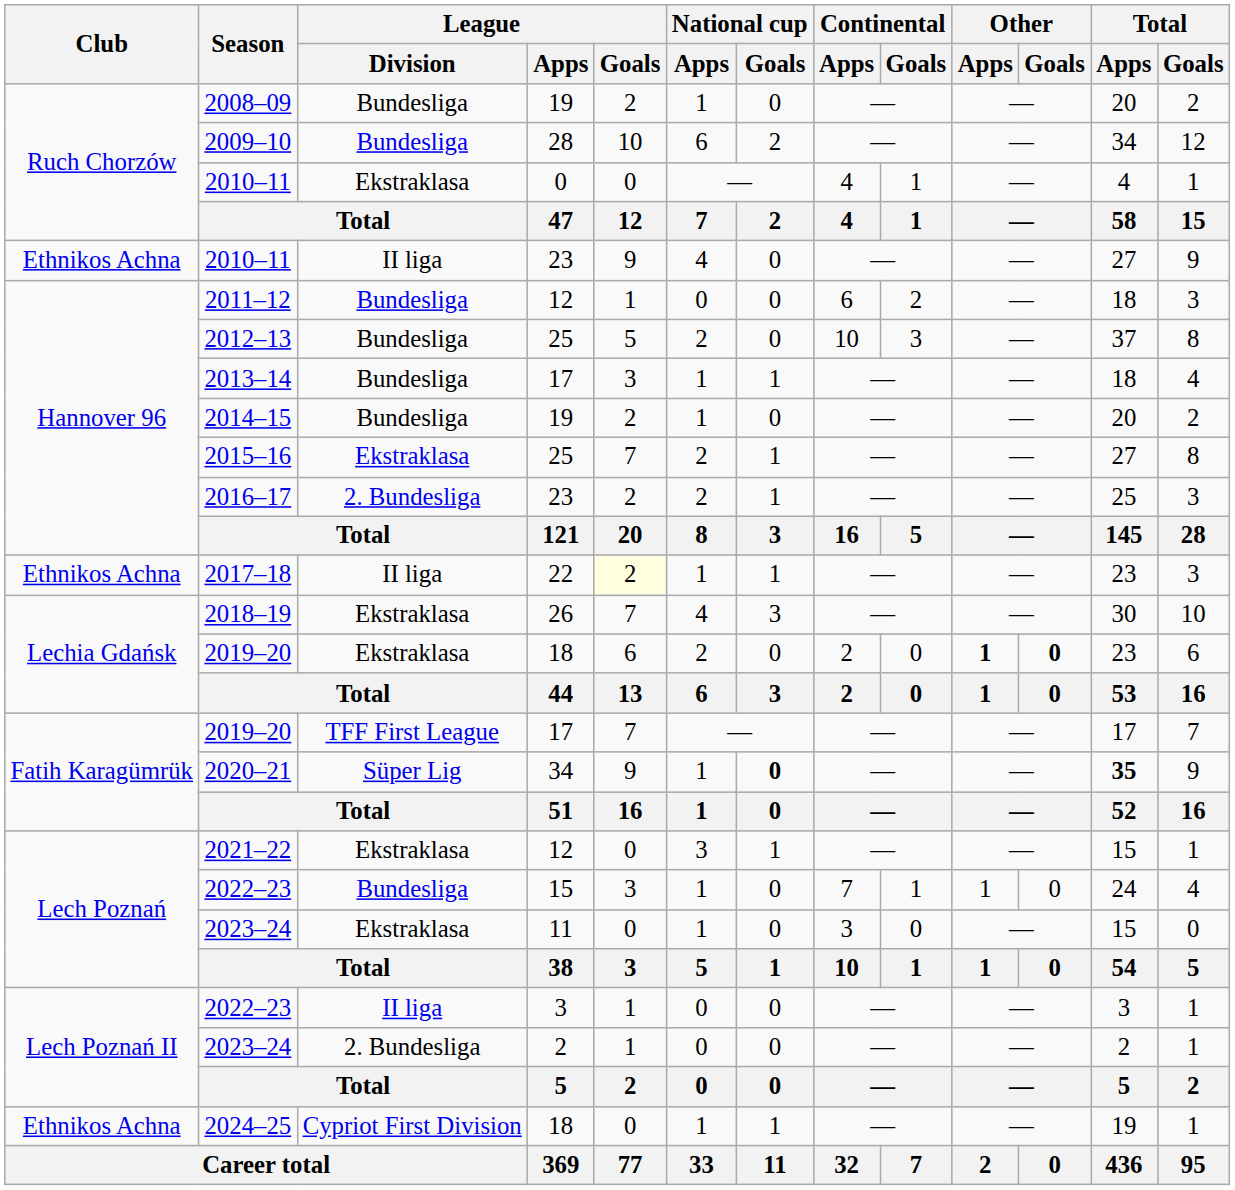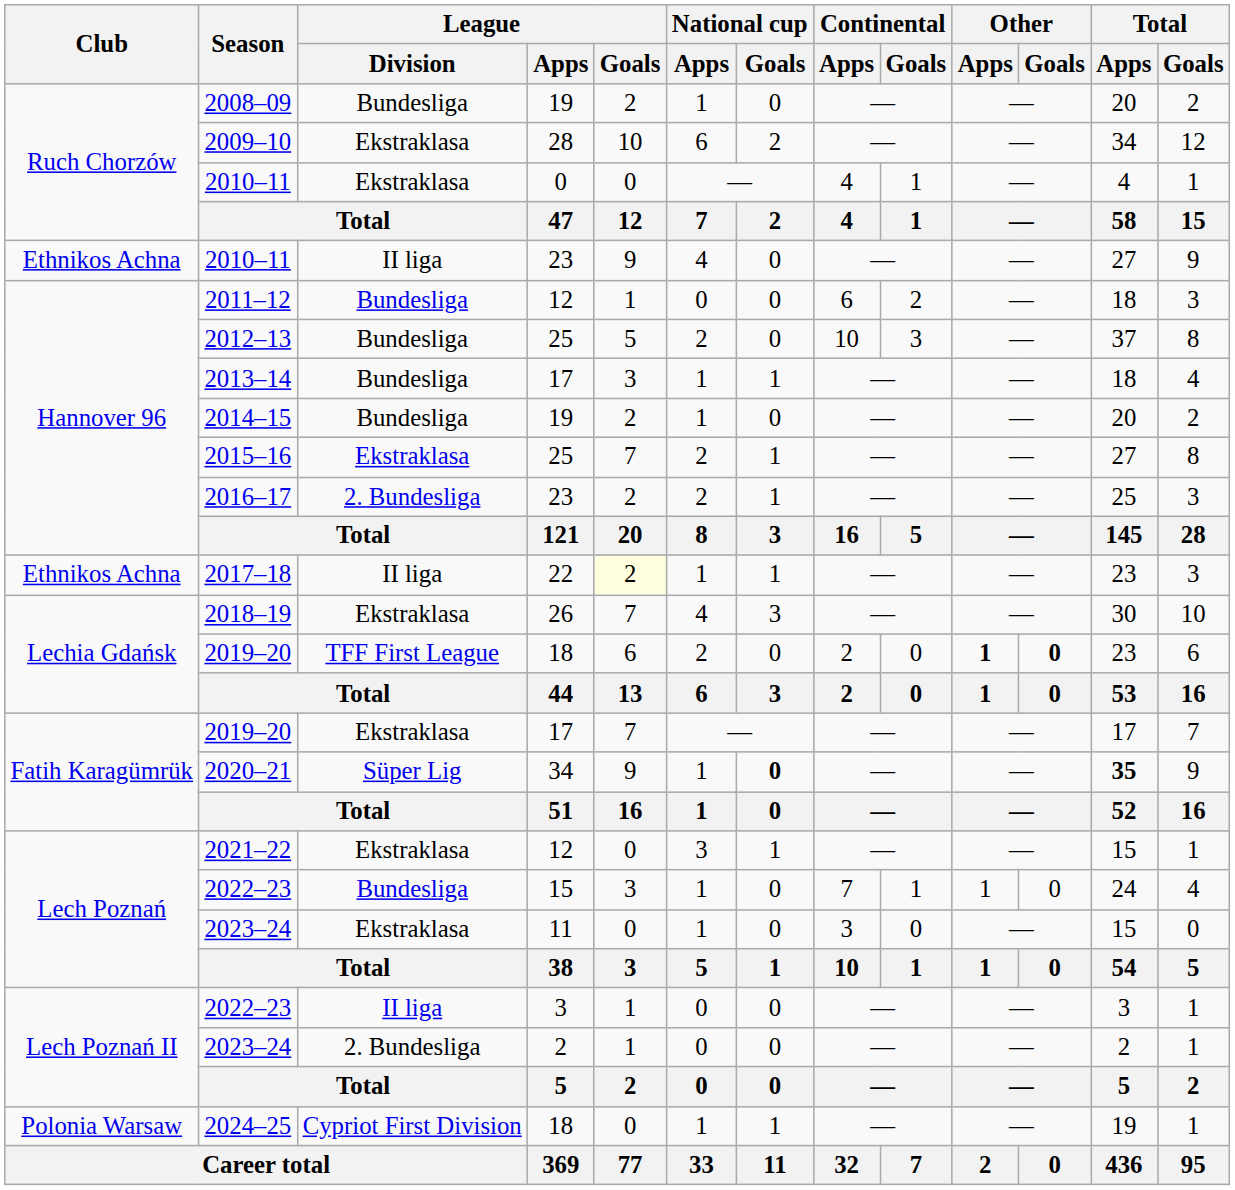(412, 142) Bundesliga -> (412, 142) Ekstraklasa
(412, 653) Ekstraklasa -> (412, 653) TFF First League
(412, 732) TFF First League -> (412, 732) Ekstraklasa
(102, 1125) Ethnikos Achna -> (102, 1125) Polonia Warsaw
